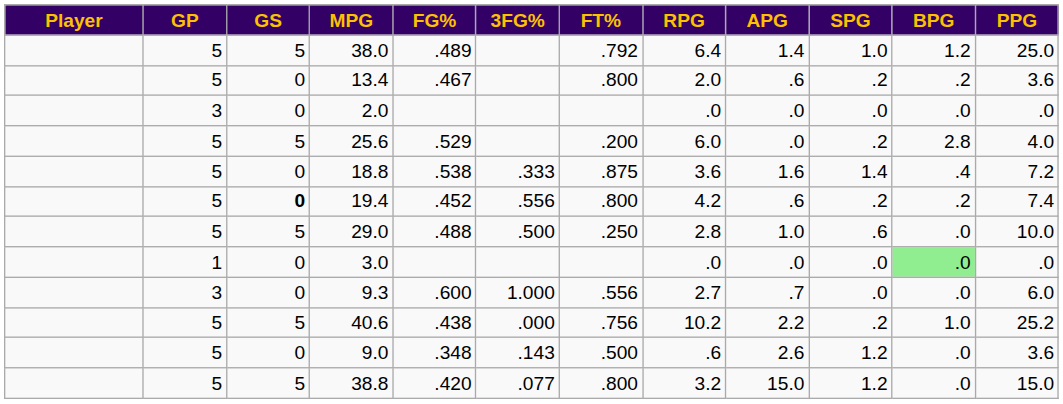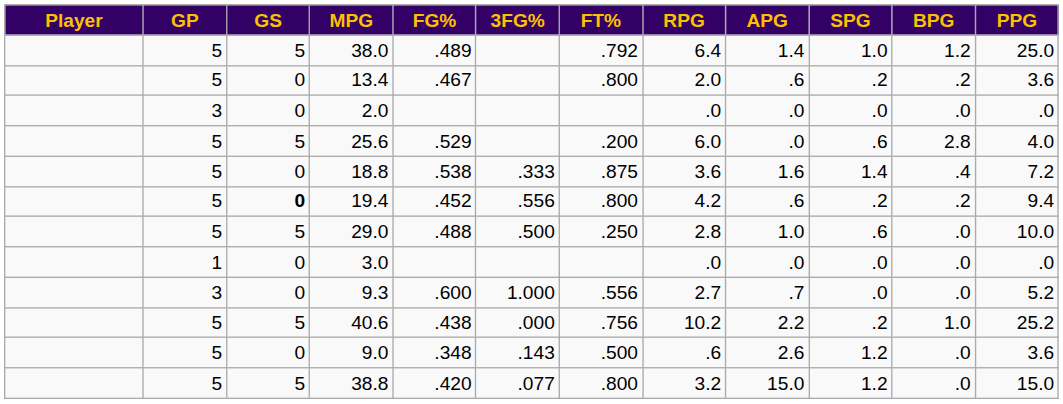(880, 141) .2 -> (880, 141) .6
(1041, 202) 7.4 -> (1041, 202) 9.4
(963, 262) lightgreen background -> (963, 262) no background
(1041, 293) 6.0 -> (1041, 293) 5.2
